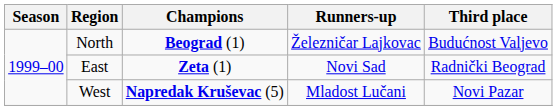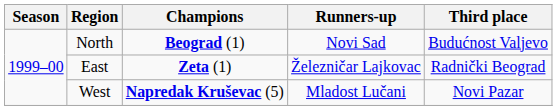(356, 42) Železničar Lajkovac -> (356, 42) Novi Sad
(356, 67) Novi Sad -> (356, 67) Železničar Lajkovac
